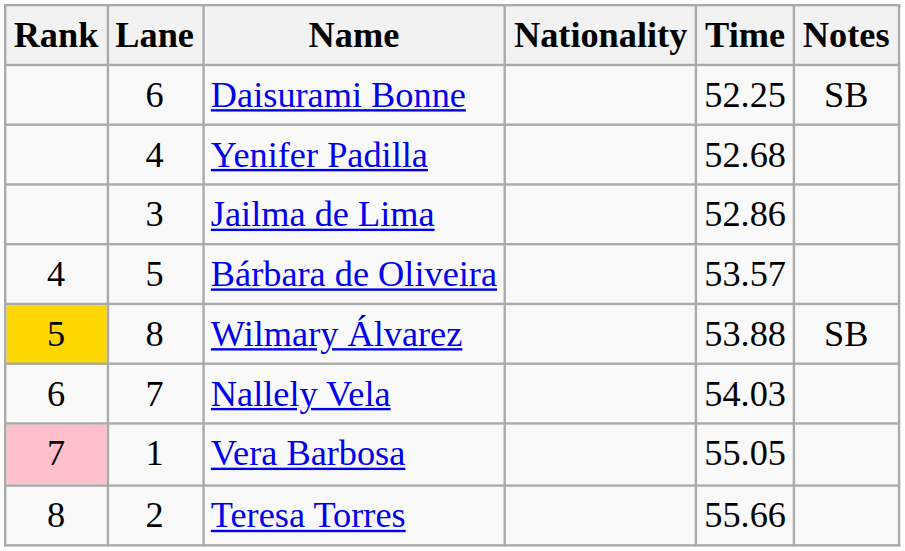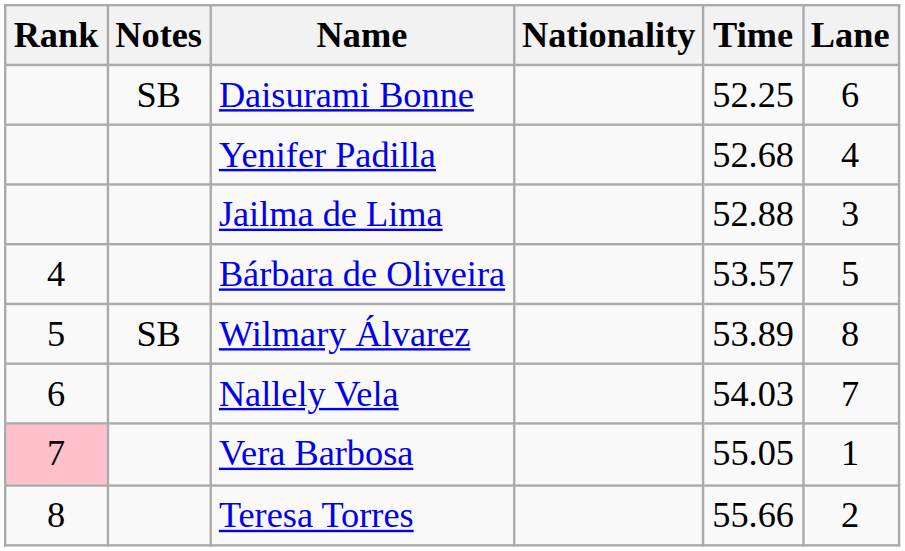columns swapped: (155, 34) <-> (846, 34)
(745, 214) 52.86 -> (753, 214) 52.88
(56, 334) gold background -> (56, 334) no background
(745, 334) 53.88 -> (753, 334) 53.89
